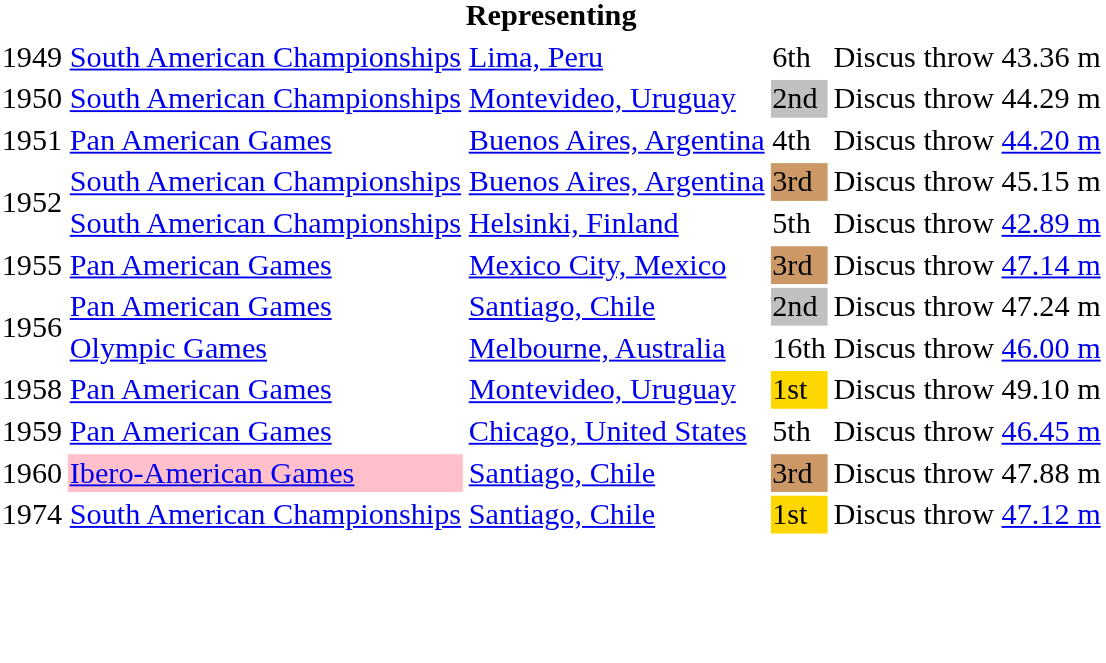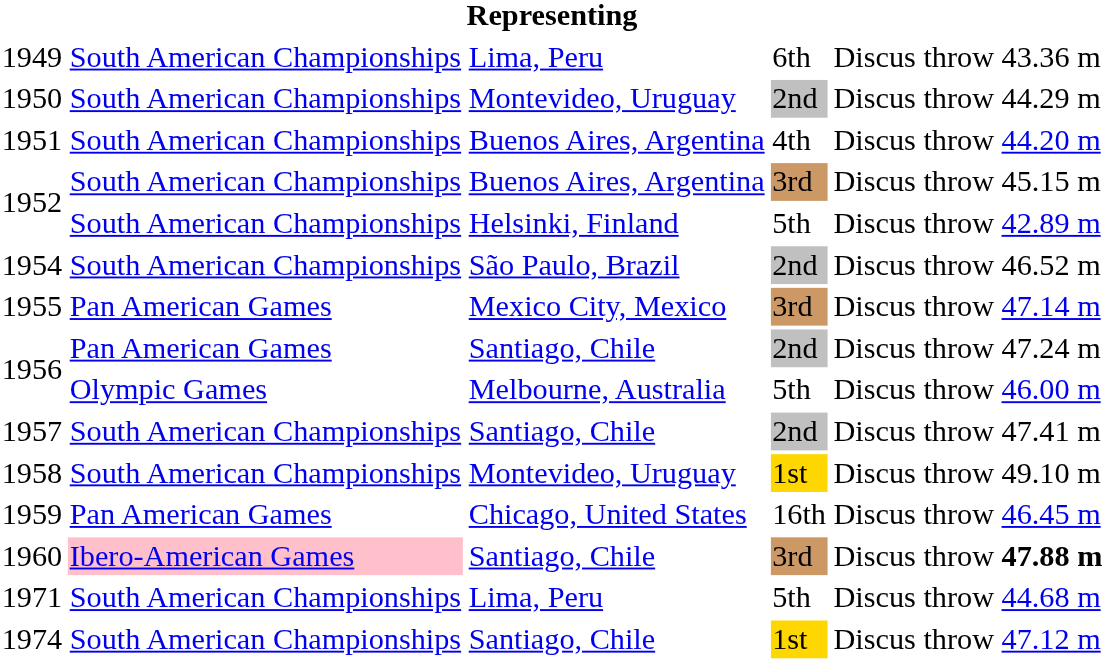(201, 139) Pan American Games -> (265, 139) South American Championships
+ row: (32, 264)
(799, 347) 16th -> (792, 389) 5th
+ row: (32, 431)
(201, 389) Pan American Games -> (265, 472) South American Championships
(792, 431) 5th -> (799, 514) 16th
(1051, 472) normal -> (1052, 555) bold
+ row: (32, 597)
